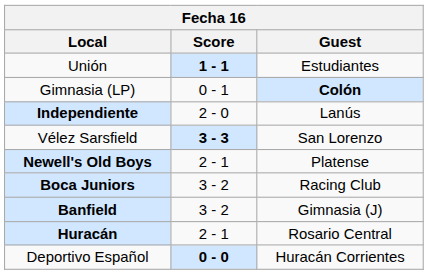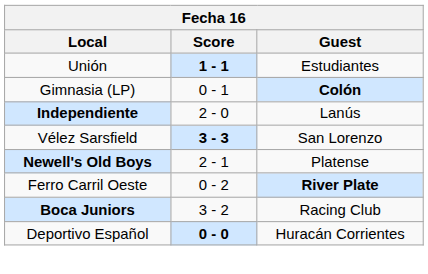+ row: (88, 185)
- row: (88, 209)
- row: (88, 233)
